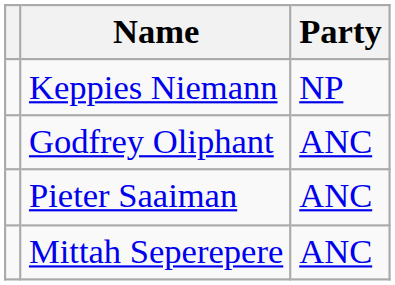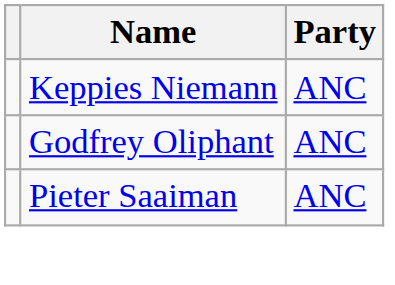(321, 86) NP -> (330, 86) ANC
- row: (156, 251)
